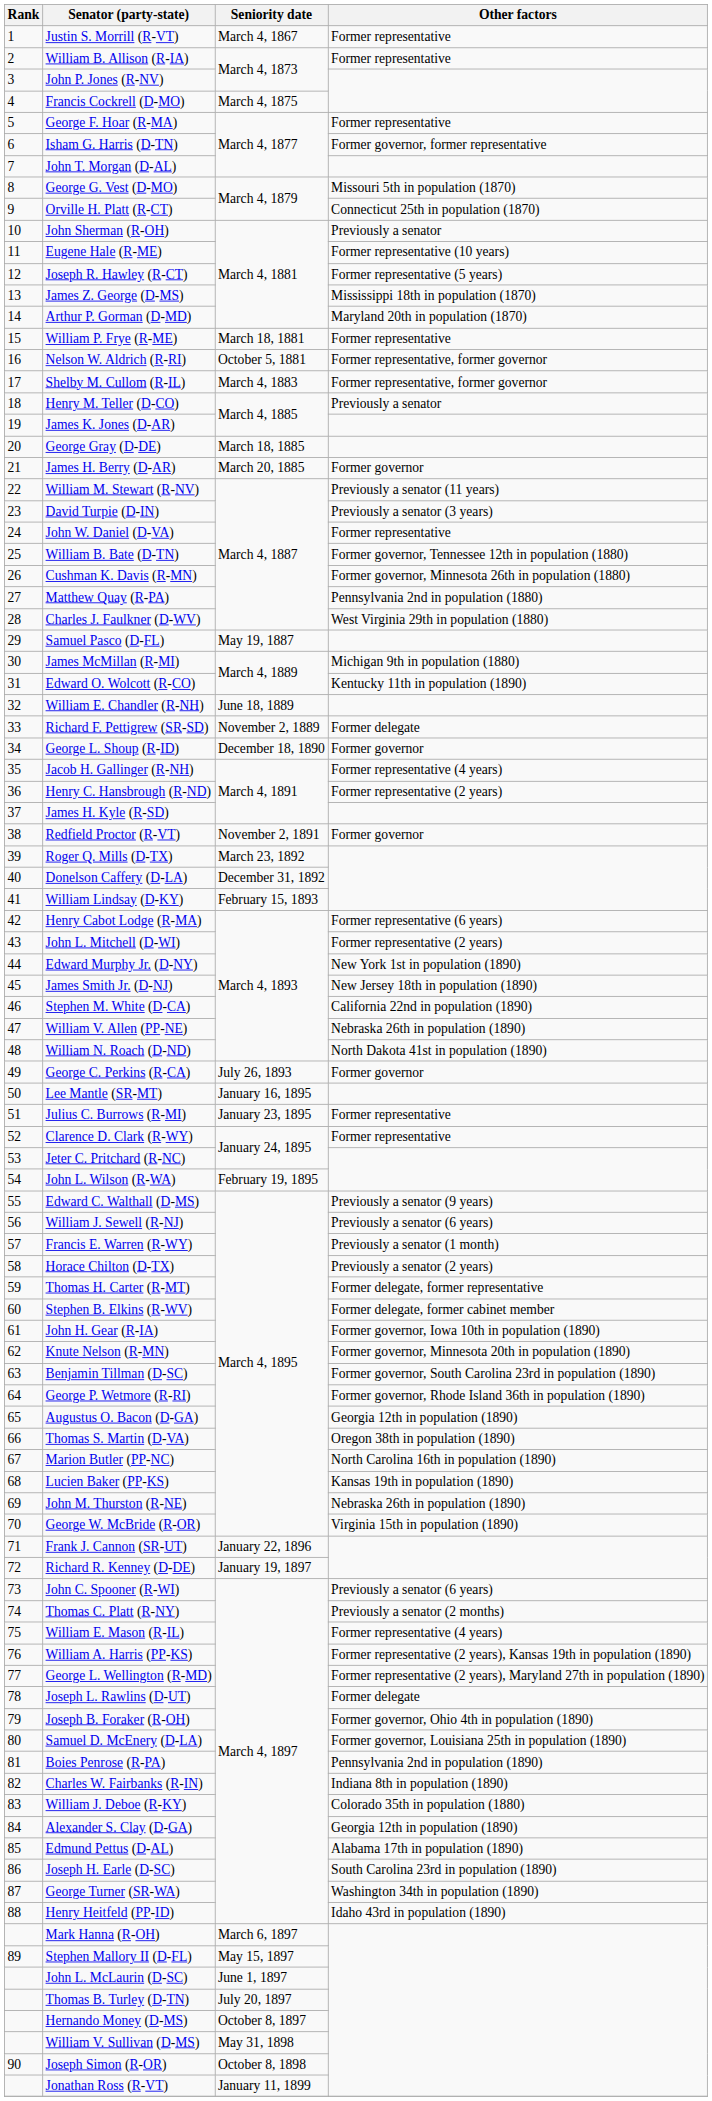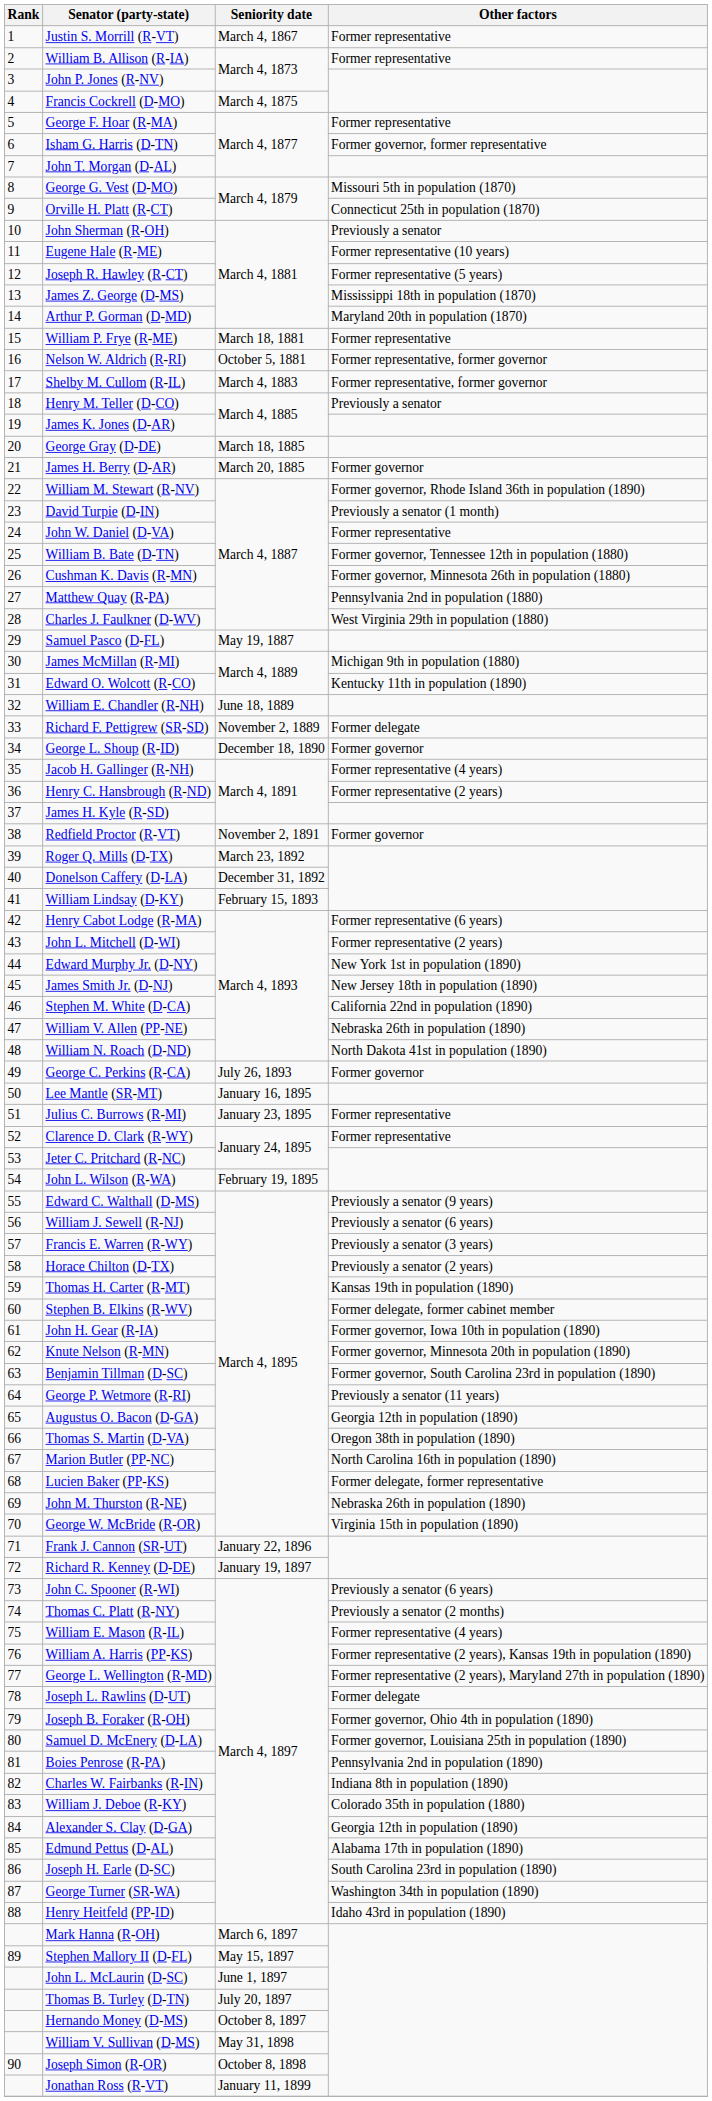(415, 489) Previously a senator (11 years) -> (488, 489) Former governor, Rhode Island 36th in population (1890)
(412, 511) Previously a senator (3 years) -> (415, 511) Previously a senator (1 month)
(415, 1244) Previously a senator (1 month) -> (412, 1244) Previously a senator (3 years)
(437, 1287) Former delegate, former representative -> (422, 1287) Kansas 19th in population (1890)
(488, 1395) Former governor, Rhode Island 36th in population (1890) -> (415, 1395) Previously a senator (11 years)
(422, 1481) Kansas 19th in population (1890) -> (437, 1481) Former delegate, former representative
